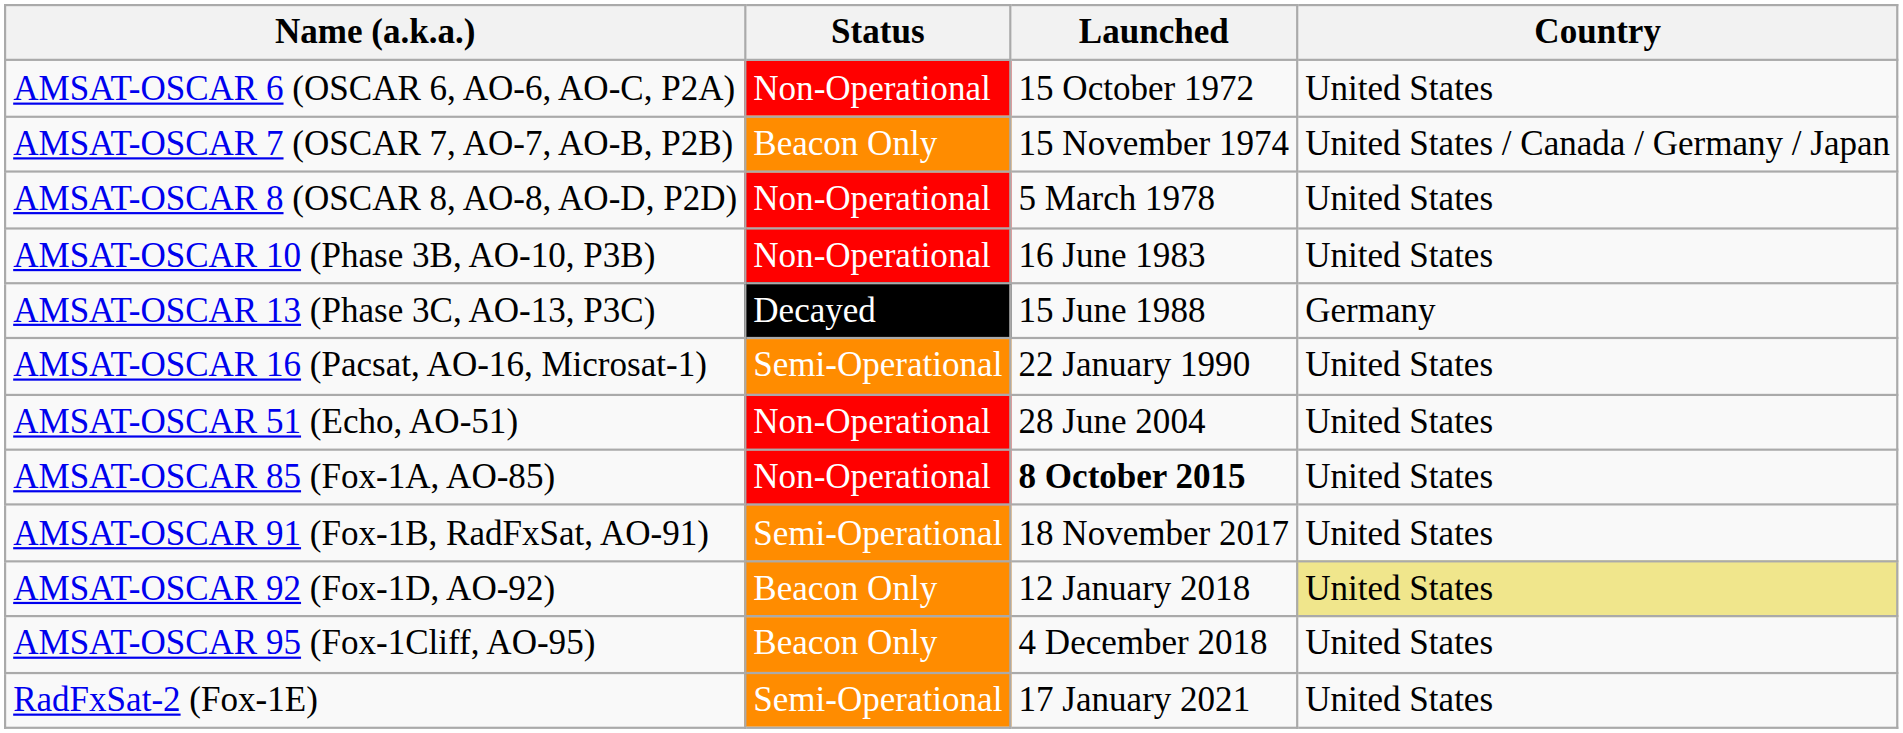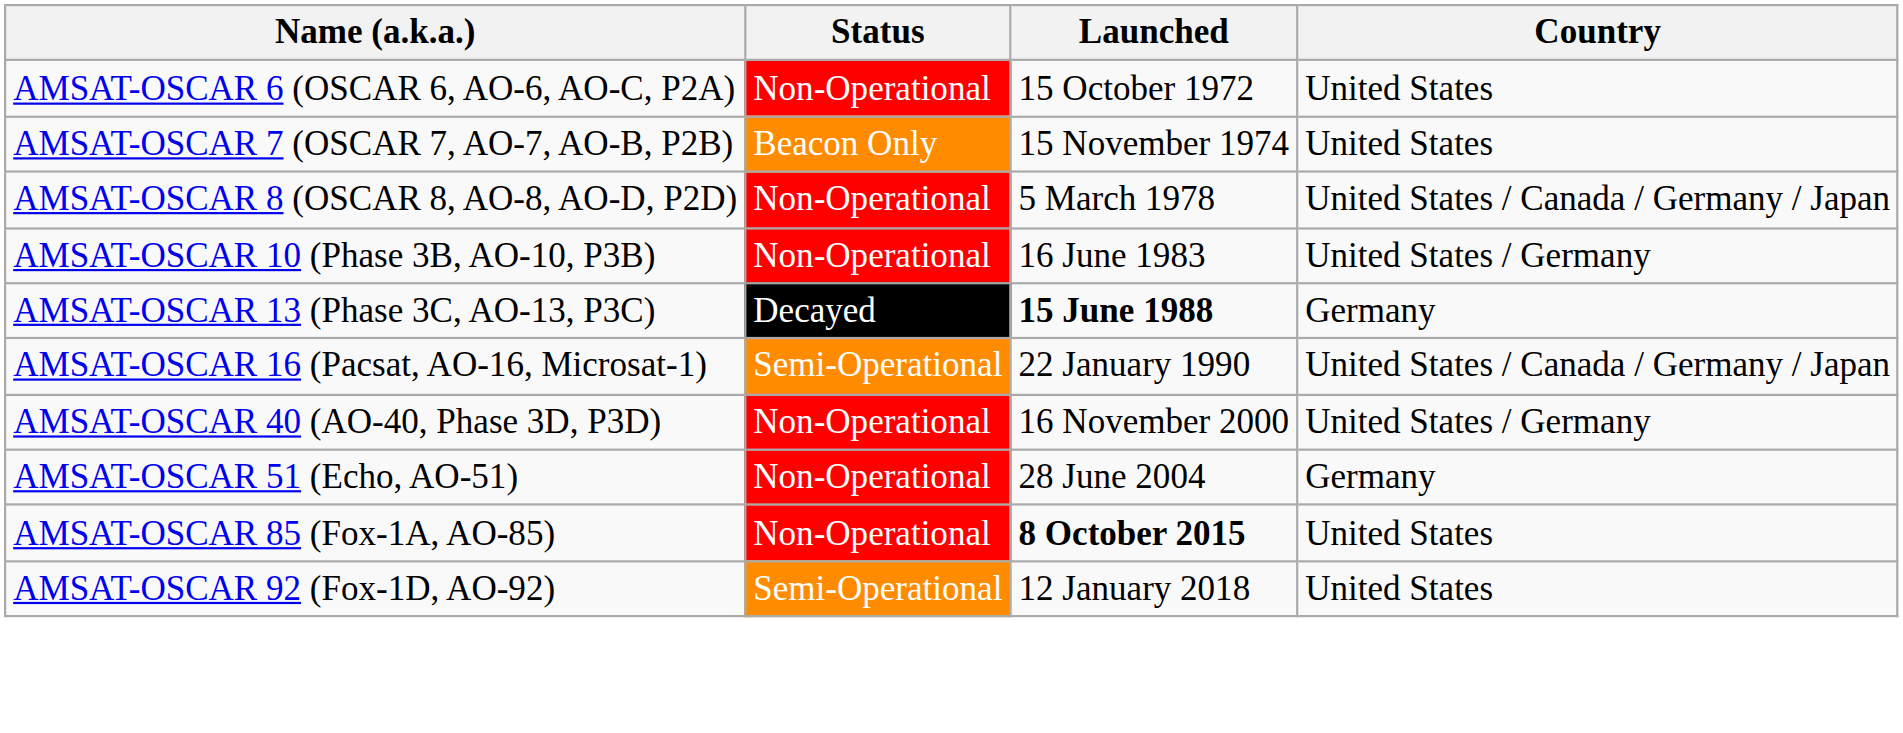(1598, 143) United States / Canada / Germany / Japan -> (1399, 143) United States
(1399, 198) United States -> (1598, 198) United States / Canada / Germany / Japan
(1399, 254) United States -> (1478, 254) United States / Germany
(1112, 310) normal -> (1116, 310) bold
(1399, 365) United States -> (1598, 365) United States / Canada / Germany / Japan
+ row: (337, 421)
(1399, 421) United States -> (1370, 476) Germany
- row: (361, 532)
(845, 587) Beacon Only -> (878, 587) Semi-Operational
(1399, 587) khaki background -> (1399, 587) no background
- row: (304, 643)
- row: (165, 699)
